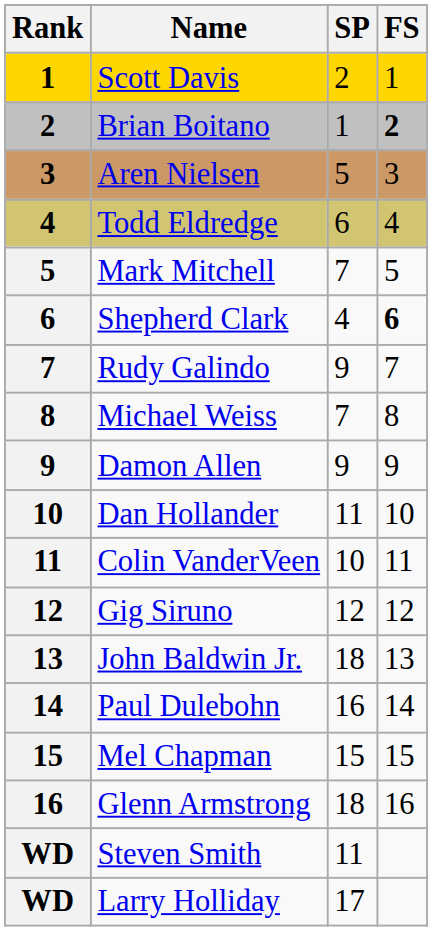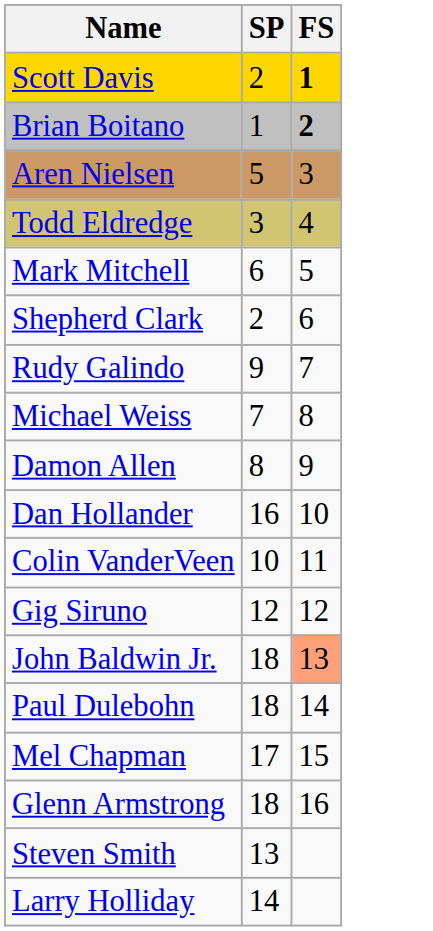- column: (48, 28)
(392, 77) normal -> (306, 77) bold
(342, 222) 6 -> (256, 222) 3
(342, 271) 7 -> (256, 271) 6
(342, 319) 4 -> (256, 319) 2
(392, 319) bold -> (306, 319) normal
(342, 464) 9 -> (256, 464) 8
(349, 513) 11 -> (264, 513) 16
(399, 658) no background -> (314, 658) lightsalmon background
(349, 707) 16 -> (264, 707) 18
(349, 755) 15 -> (264, 755) 17
(349, 852) 11 -> (264, 852) 13
(349, 901) 17 -> (264, 901) 14
